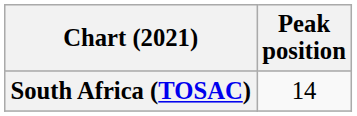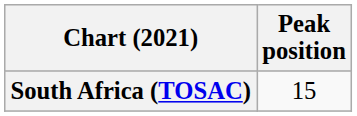(304, 90) 14 -> (304, 90) 15
